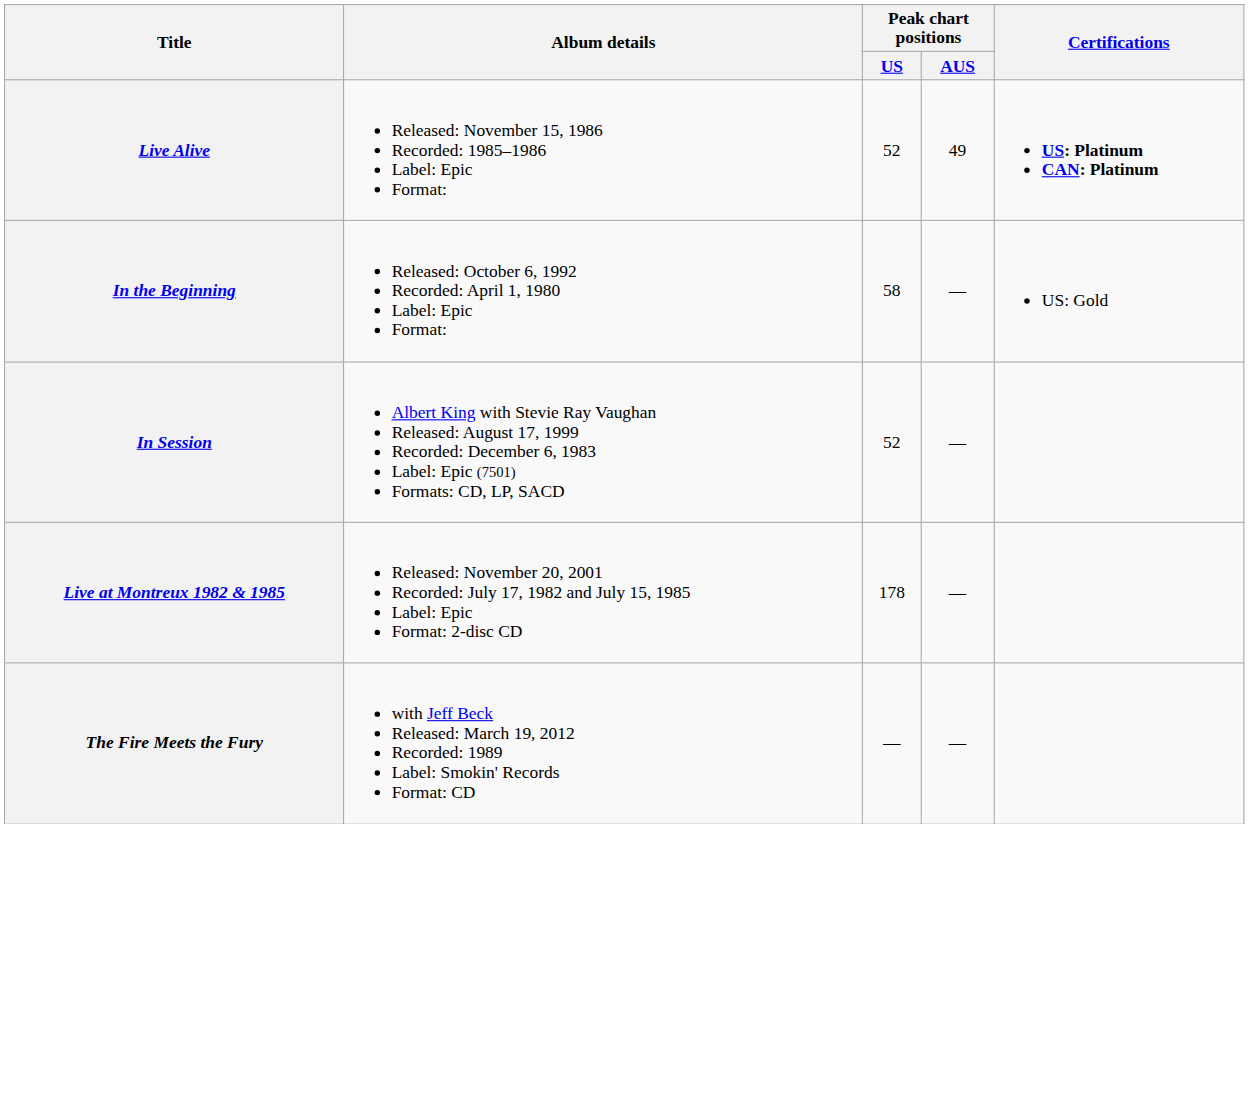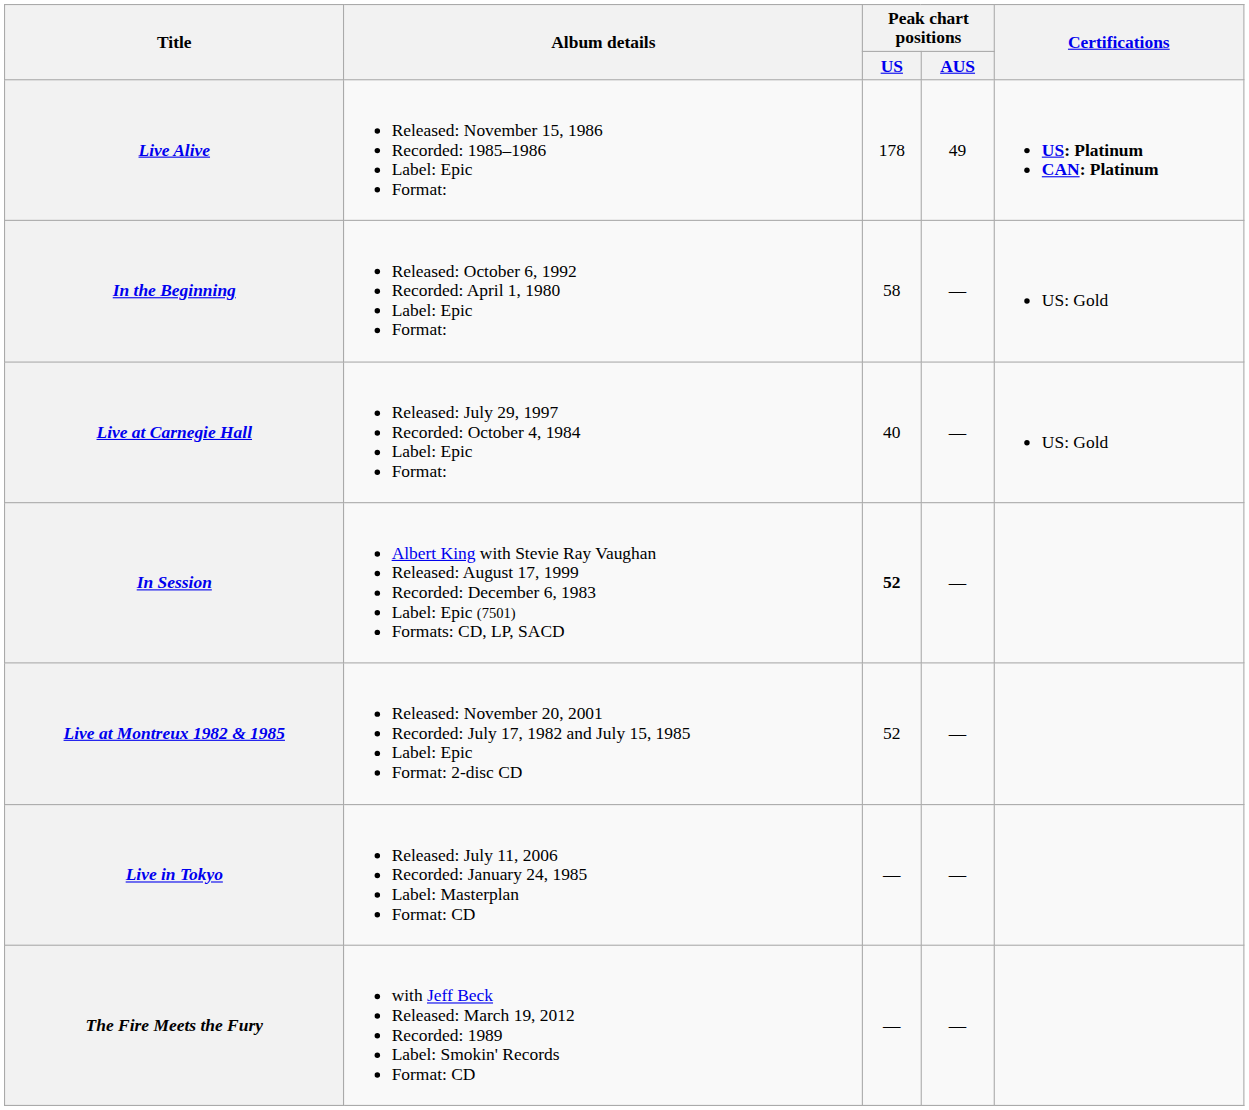(892, 149) 52 -> (892, 149) 178
+ row: (174, 431)
(892, 441) normal -> (892, 582) bold
(892, 592) 178 -> (892, 733) 52
+ row: (174, 874)
